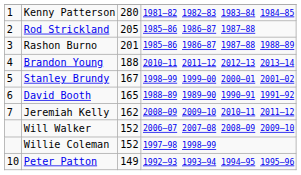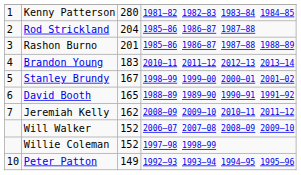(129, 29) 205 -> (129, 29) 204
(129, 62) 188 -> (129, 62) 183
